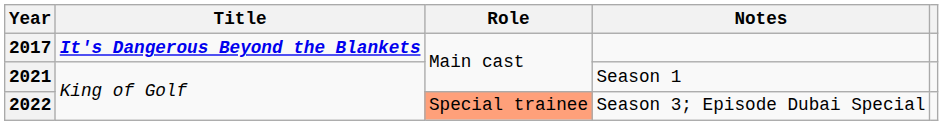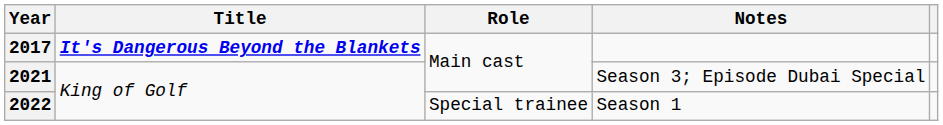(639, 77) Season 1 -> (761, 77) Season 3; Episode Dubai Special
(508, 106) lightsalmon background -> (508, 106) no background
(761, 106) Season 3; Episode Dubai Special -> (639, 106) Season 1
